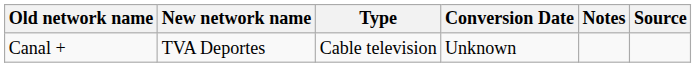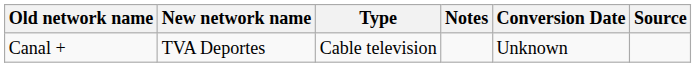columns swapped: (510, 18) <-> (604, 18)
